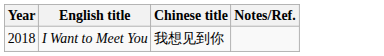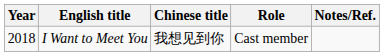+ column: (271, 15)
